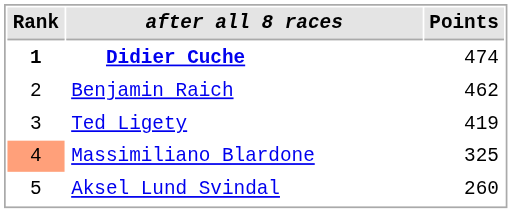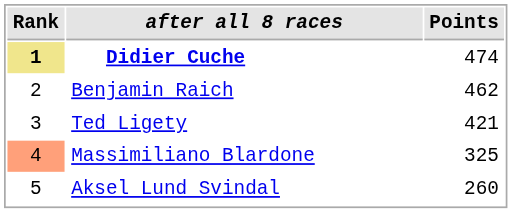(36, 58) no background -> (36, 58) khaki background
(481, 123) 419 -> (481, 123) 421
